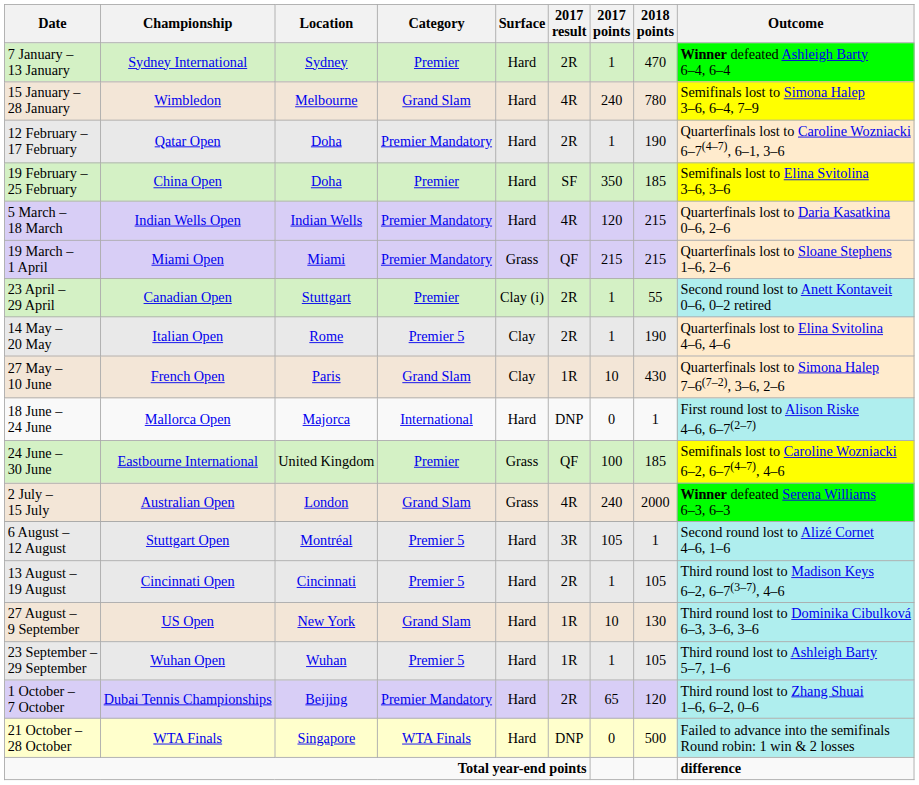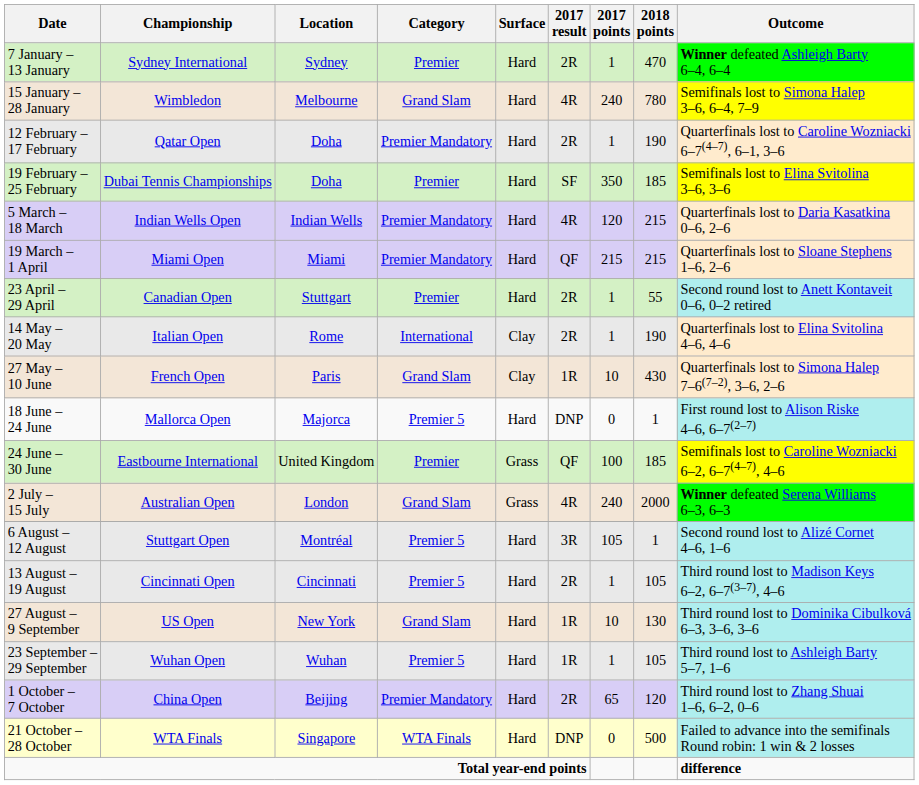(188, 182) China Open -> (188, 182) Dubai Tennis Championships
(522, 259) Grass -> (522, 259) Hard
(522, 297) Clay (i) -> (522, 297) Hard
(437, 336) Premier 5 -> (437, 336) International
(437, 419) International -> (437, 419) Premier 5
(188, 699) Dubai Tennis Championships -> (188, 699) China Open
